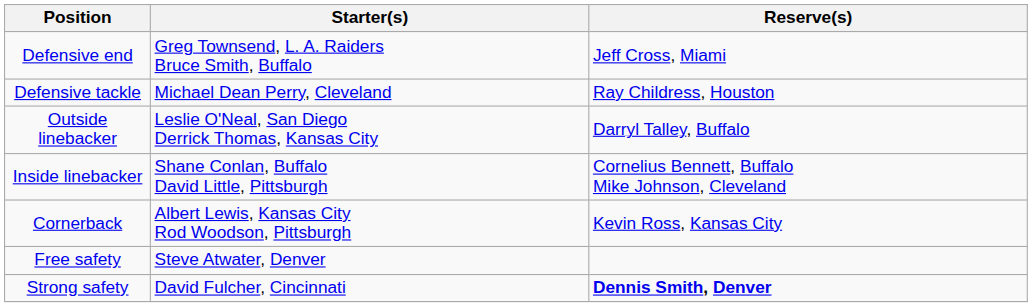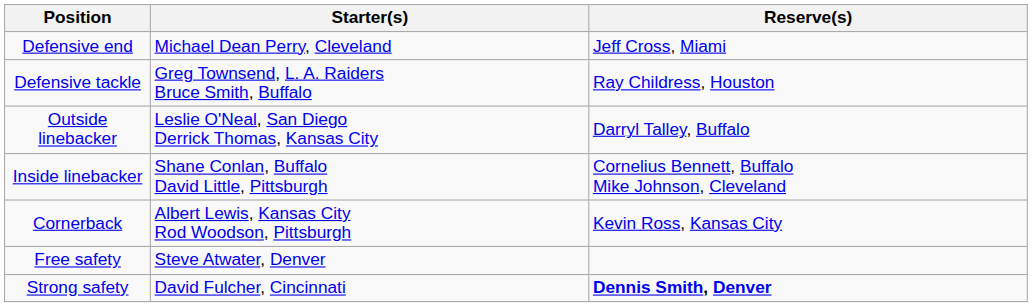(269, 55) Greg Townsend, L. A. Raiders Bruce Smith, Buffalo -> (273, 45) Michael Dean Perry, Cleveland
(273, 92) Michael Dean Perry, Cleveland -> (269, 82) Greg Townsend, L. A. Raiders Bruce Smith, Buffalo
